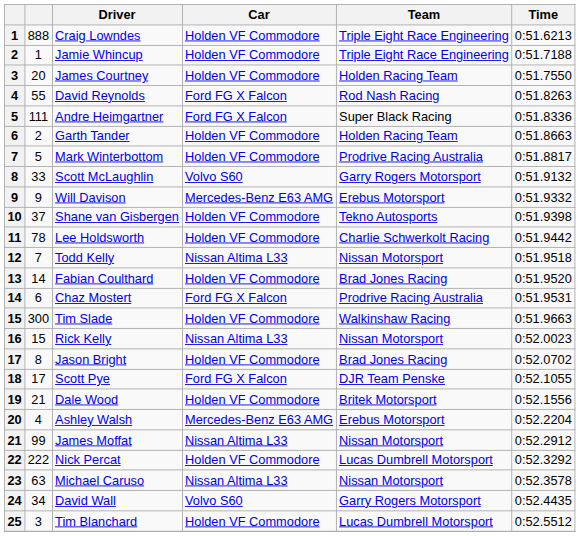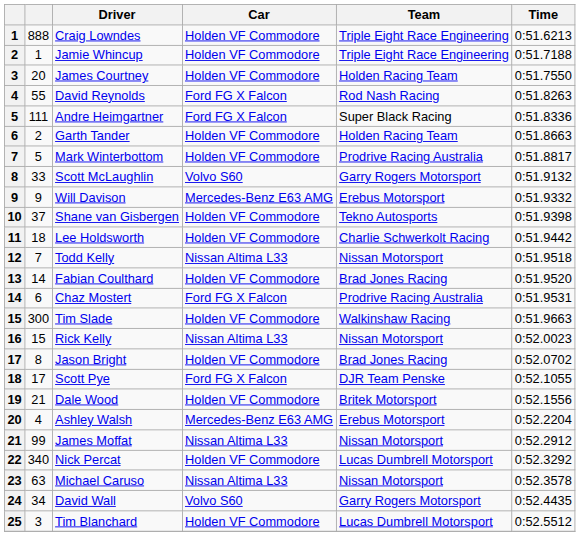(38, 238) 78 -> (38, 238) 18
(38, 460) 222 -> (38, 460) 340
